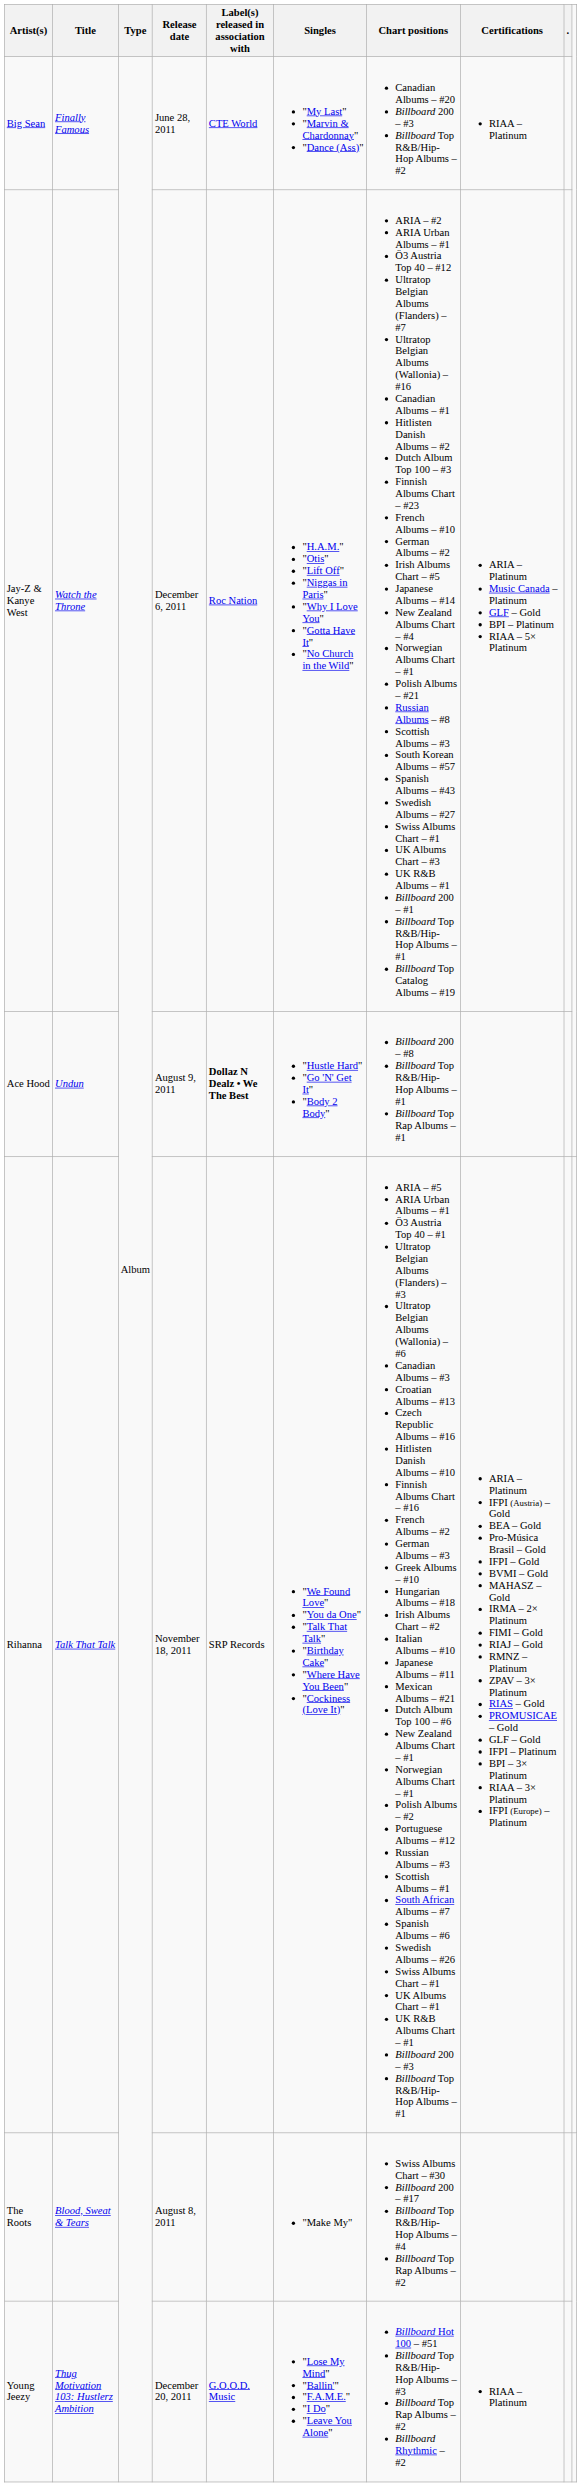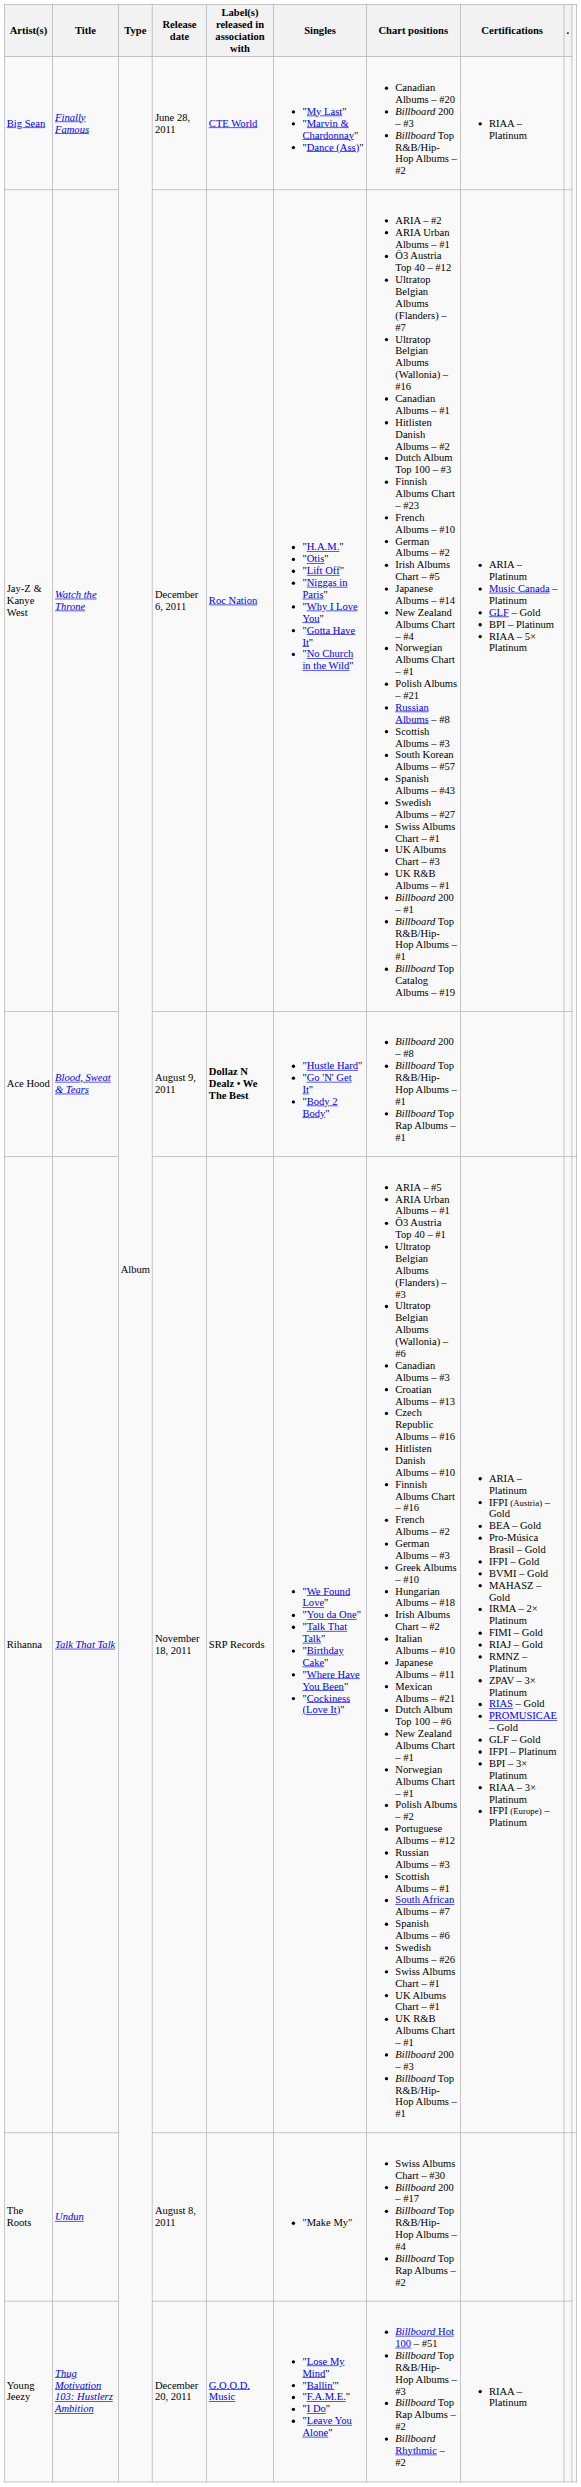(69, 1084) Undun -> (83, 1084) Blood, Sweat & Tears
(83, 2217) Blood, Sweat & Tears -> (69, 2217) Undun
